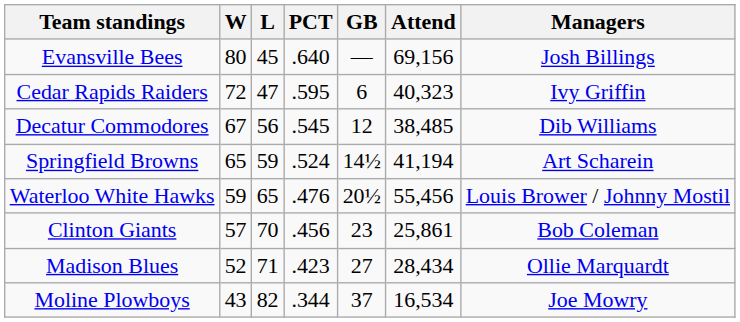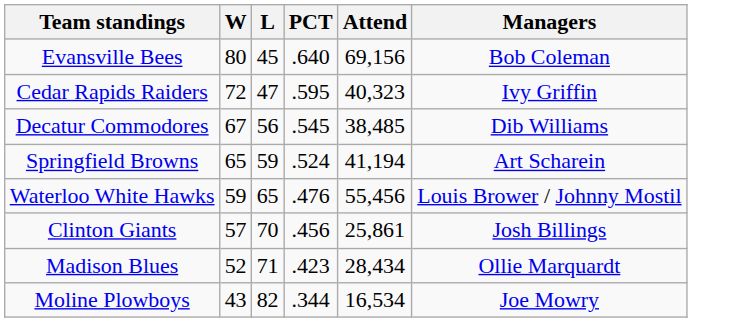- column: (362, 21)
(598, 56) Josh Billings -> (549, 56) Bob Coleman
(598, 230) Bob Coleman -> (549, 230) Josh Billings
